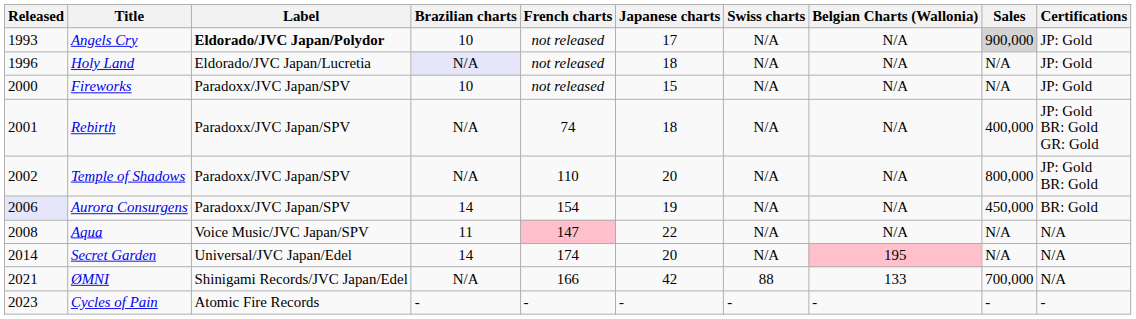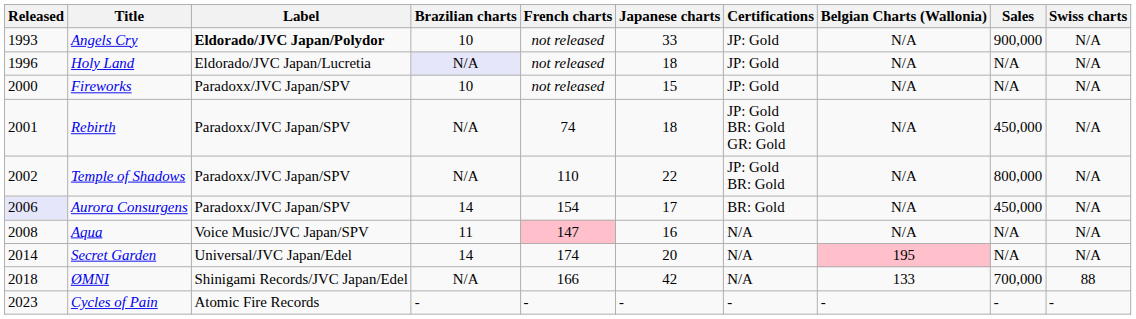columns swapped: (766, 16) <-> (1084, 16)
(670, 39) 17 -> (670, 39) 33
(1009, 39) lightgrey background -> (1018, 39) no background
(1009, 127) 400,000 -> (1018, 127) 450,000
(670, 176) 20 -> (670, 176) 22
(670, 208) 19 -> (670, 208) 17
(670, 231) 22 -> (670, 231) 16
(23, 278) 2021 -> (23, 278) 2018
